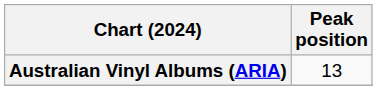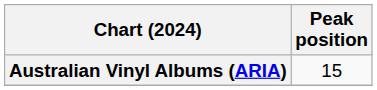(332, 70) 13 -> (332, 70) 15
